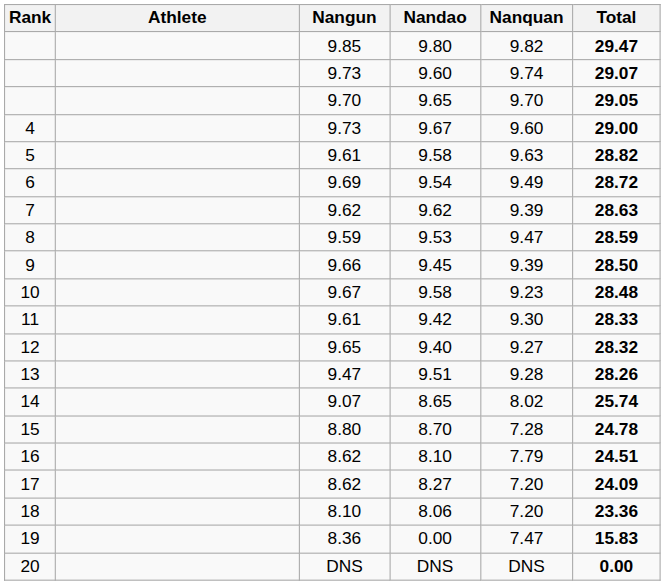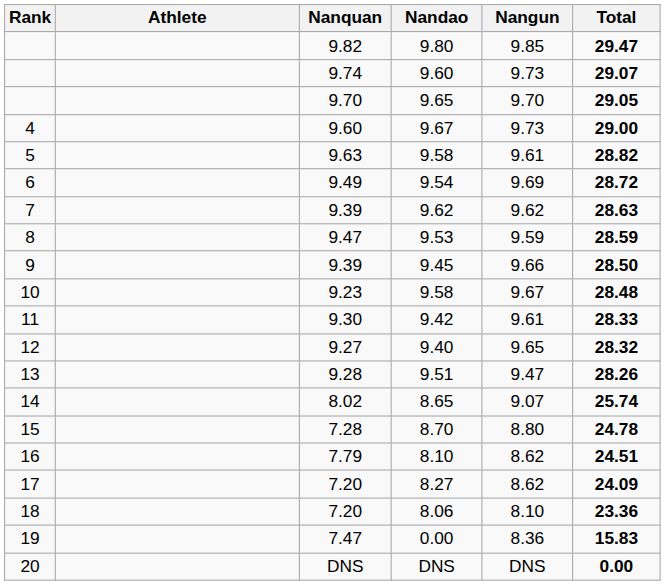columns swapped: (527, 18) <-> (344, 18)
